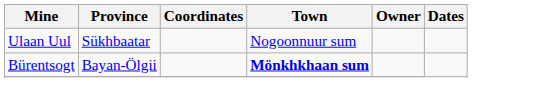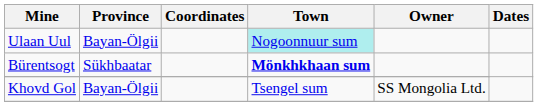(116, 40) Sükhbaatar -> (121, 40) Bayan-Ölgii
(303, 40) no background -> (304, 40) paleturquoise background
(119, 64) Bayan-Ölgii -> (117, 64) Sükhbaatar
+ row: (42, 88)
